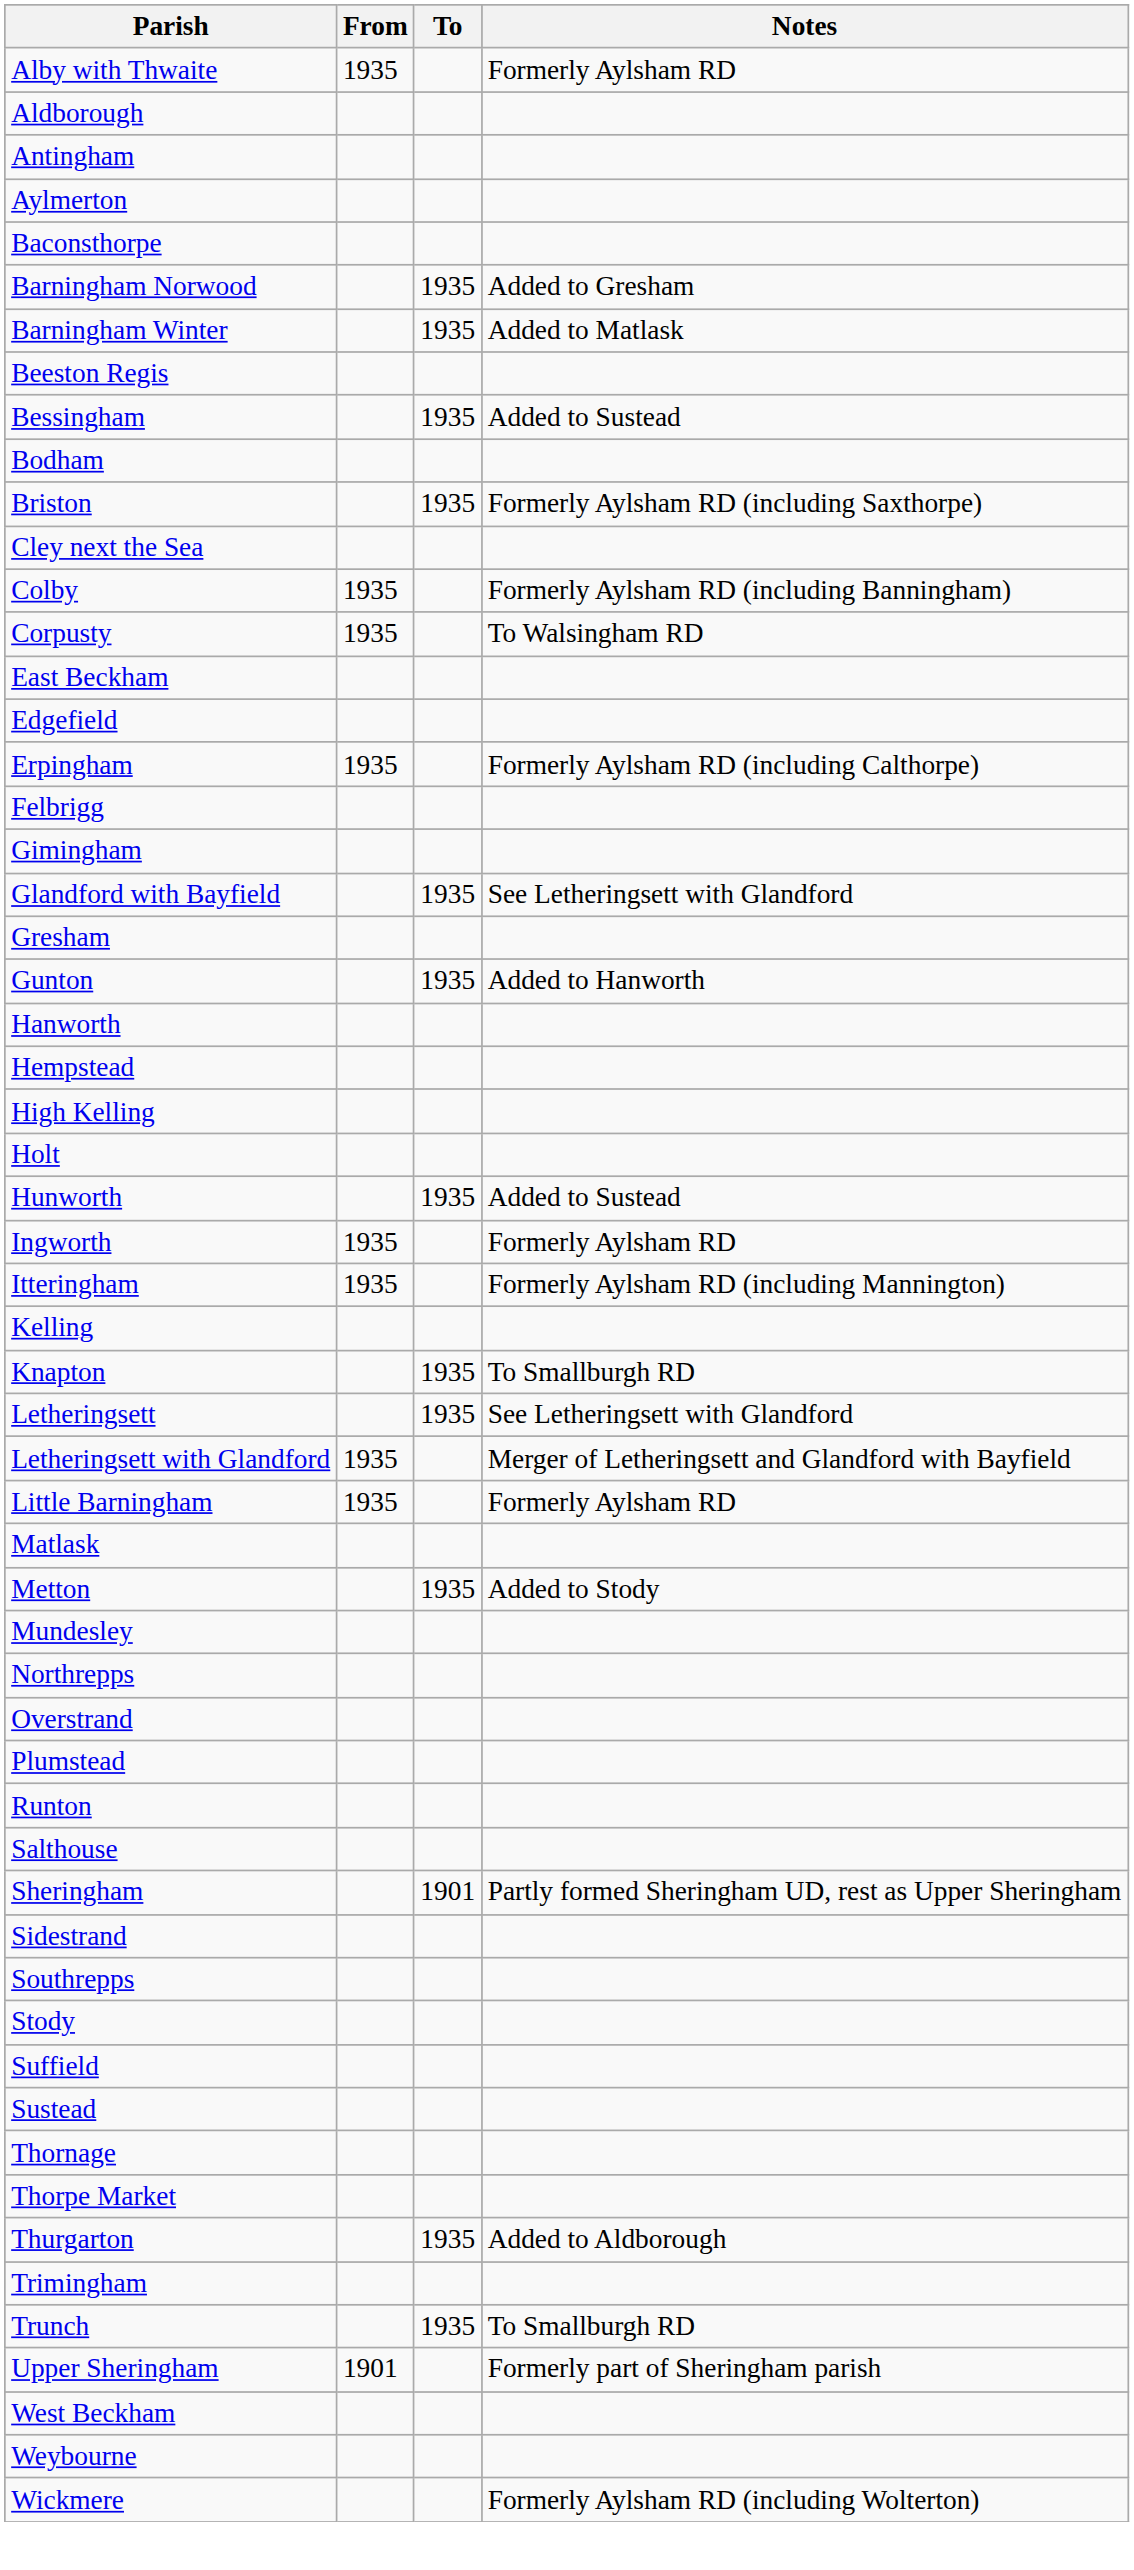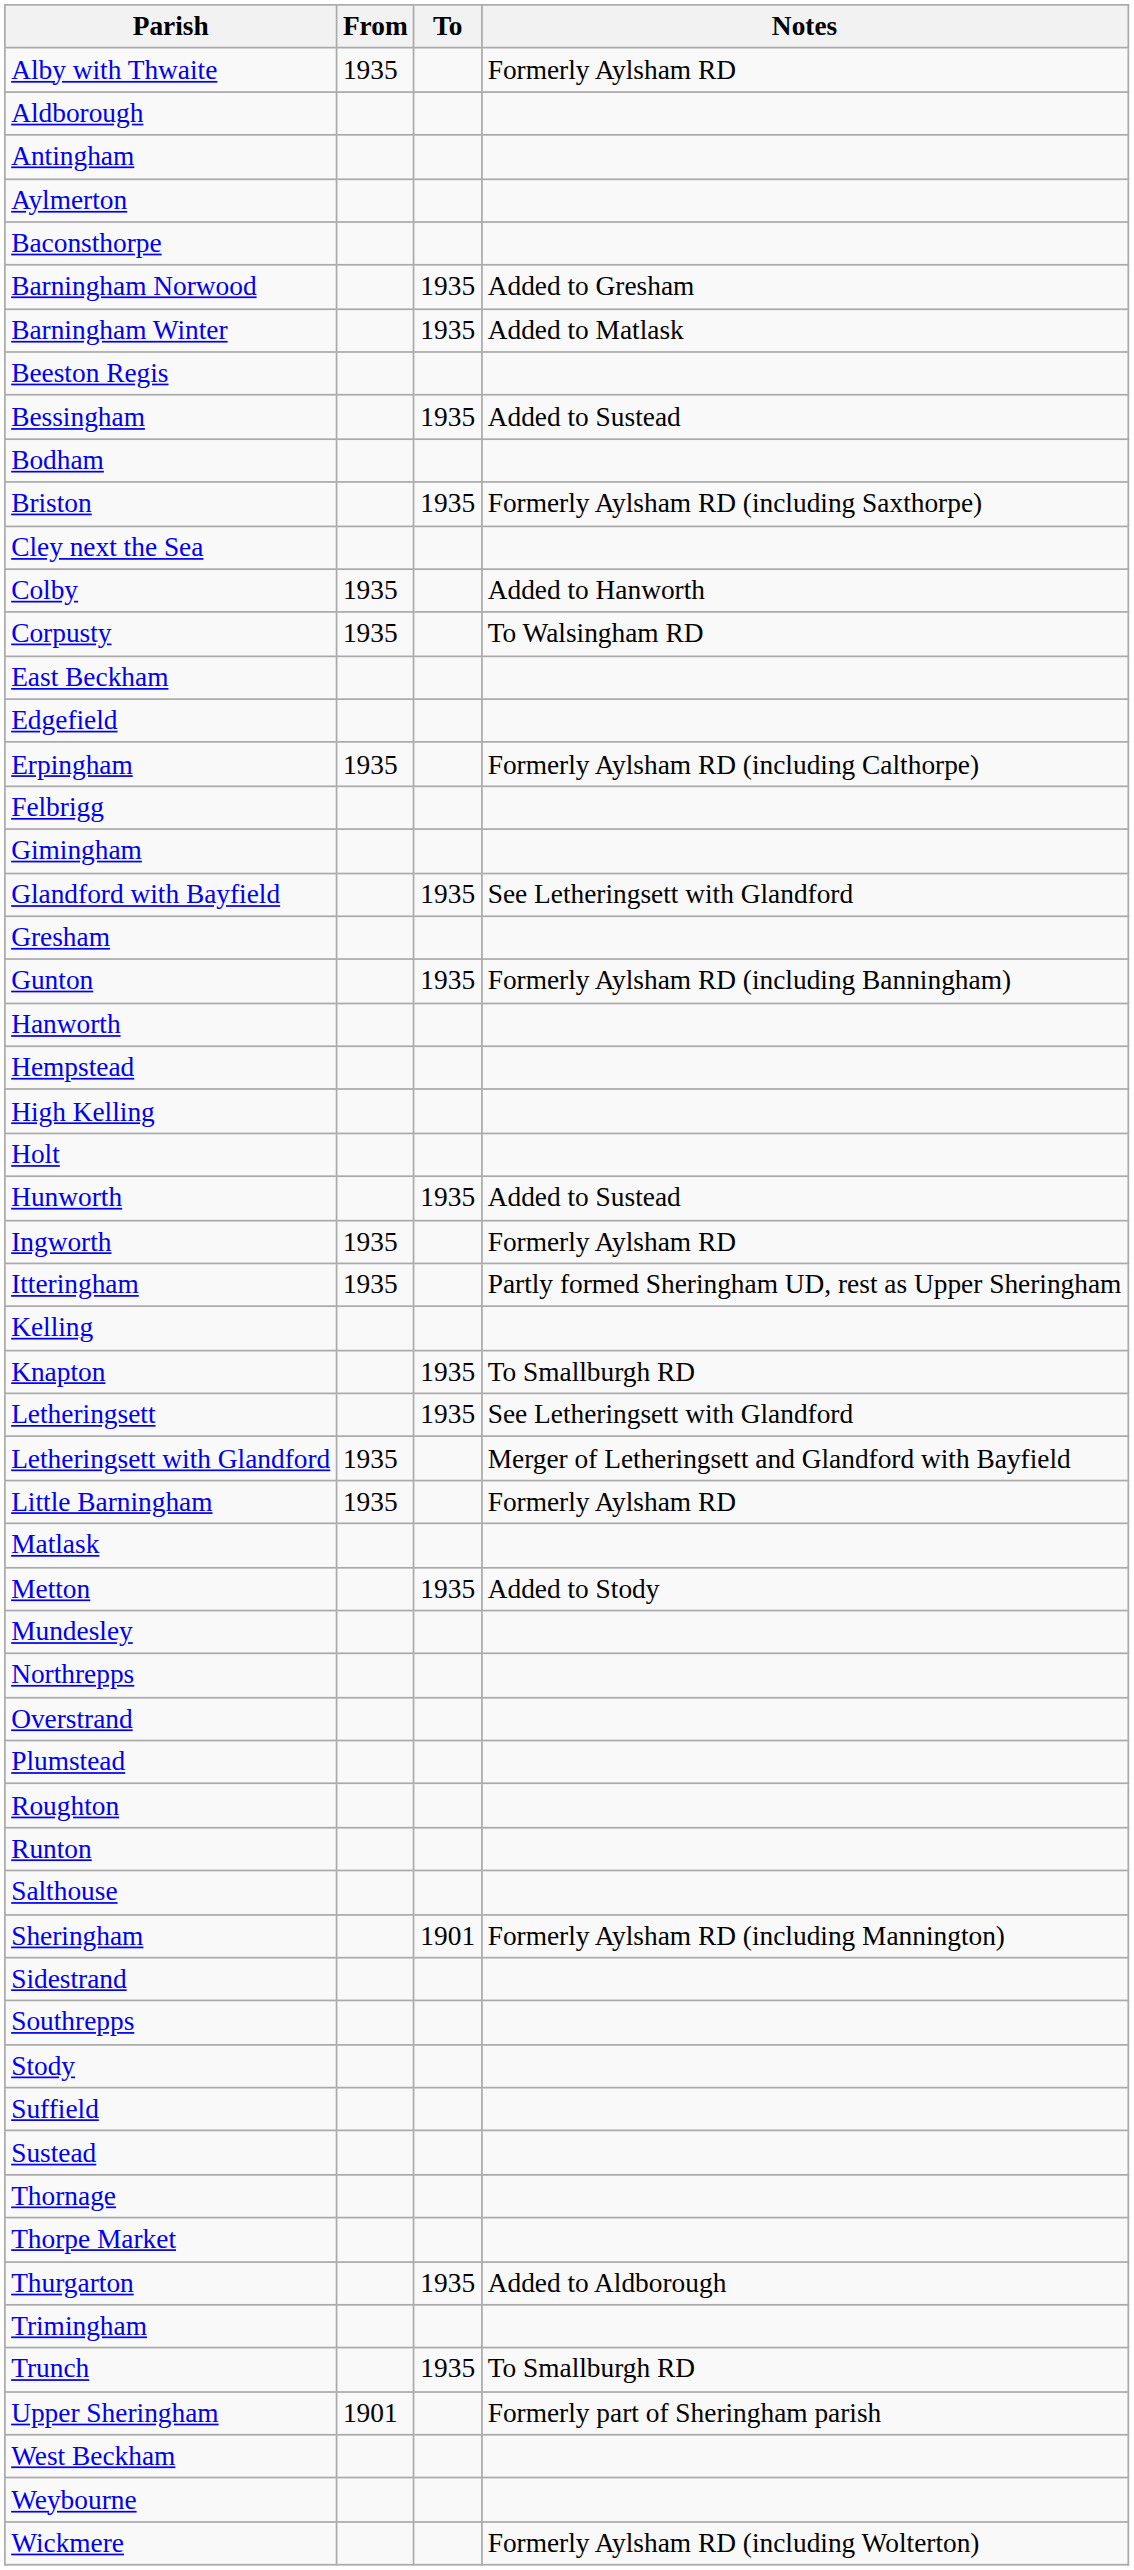(749, 590) Formerly Aylsham RD (including Banningham) -> (596, 590) Added to Hanworth
(596, 980) Added to Hanworth -> (749, 980) Formerly Aylsham RD (including Banningham)
(746, 1284) Formerly Aylsham RD (including Mannington) -> (805, 1284) Partly formed Sheringham UD, rest as Upper Sheringham
+ row: (65, 1805)
(805, 1892) Partly formed Sheringham UD, rest as Upper Sheringham -> (746, 1935) Formerly Aylsham RD (including Mannington)
